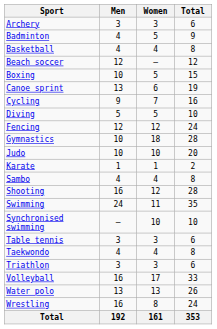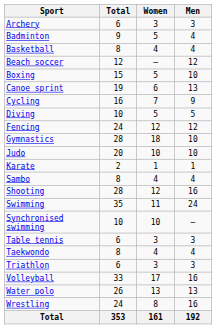columns swapped: (118, 11) <-> (193, 11)
